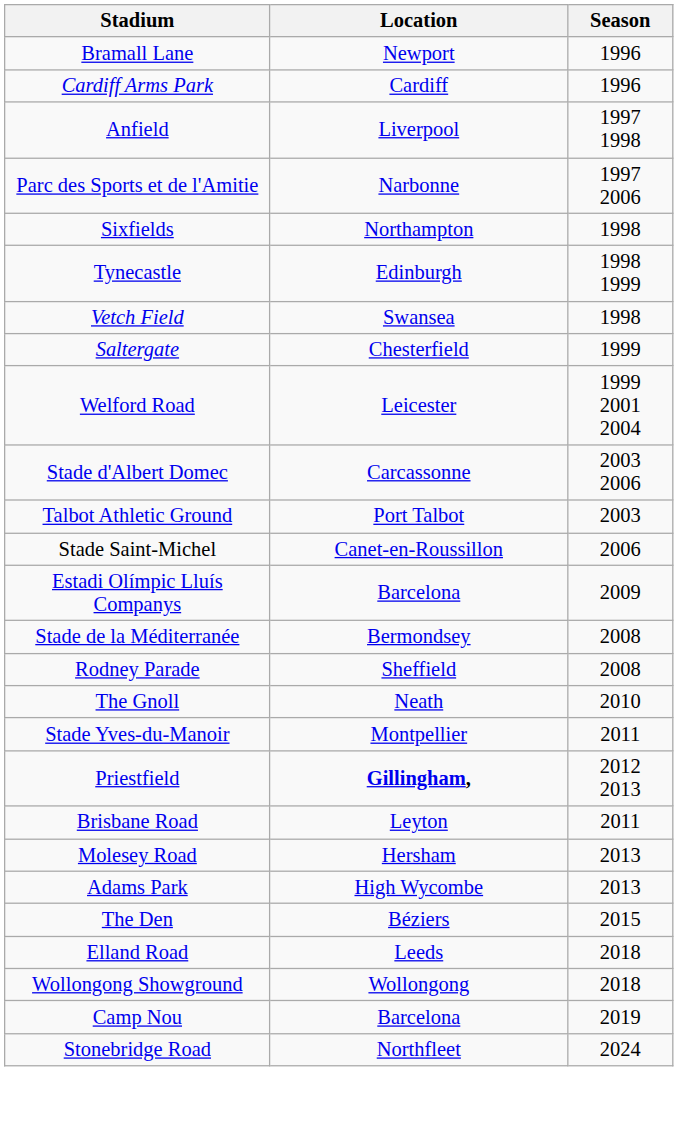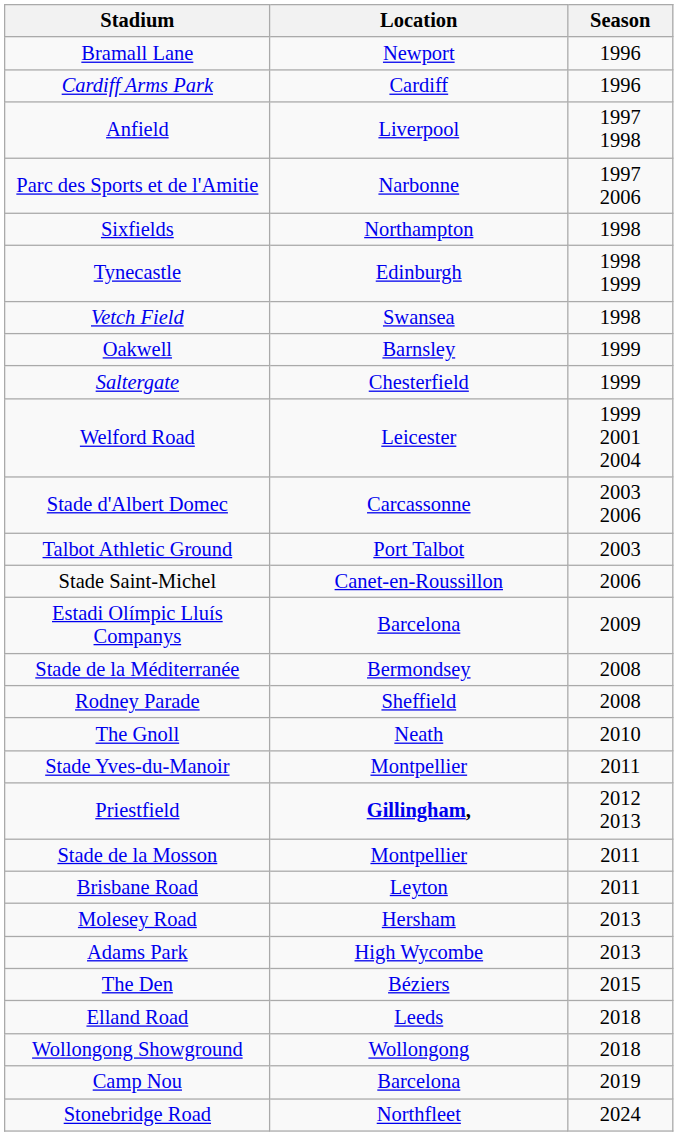+ row: (137, 349)
+ row: (137, 854)
